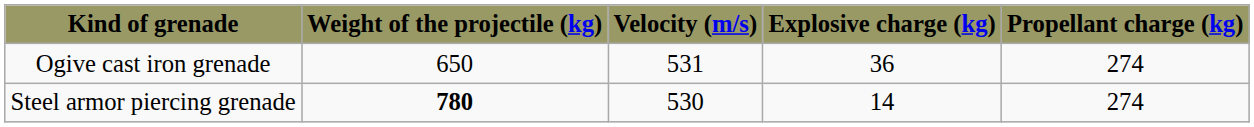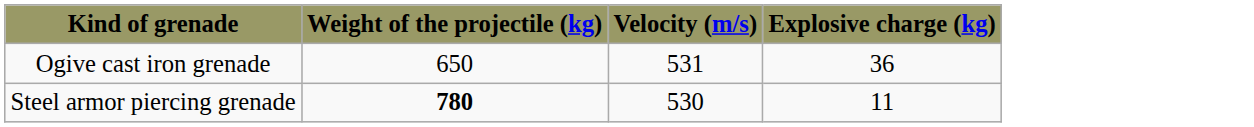- column: (1125, 24)
(882, 102) 14 -> (882, 102) 11
